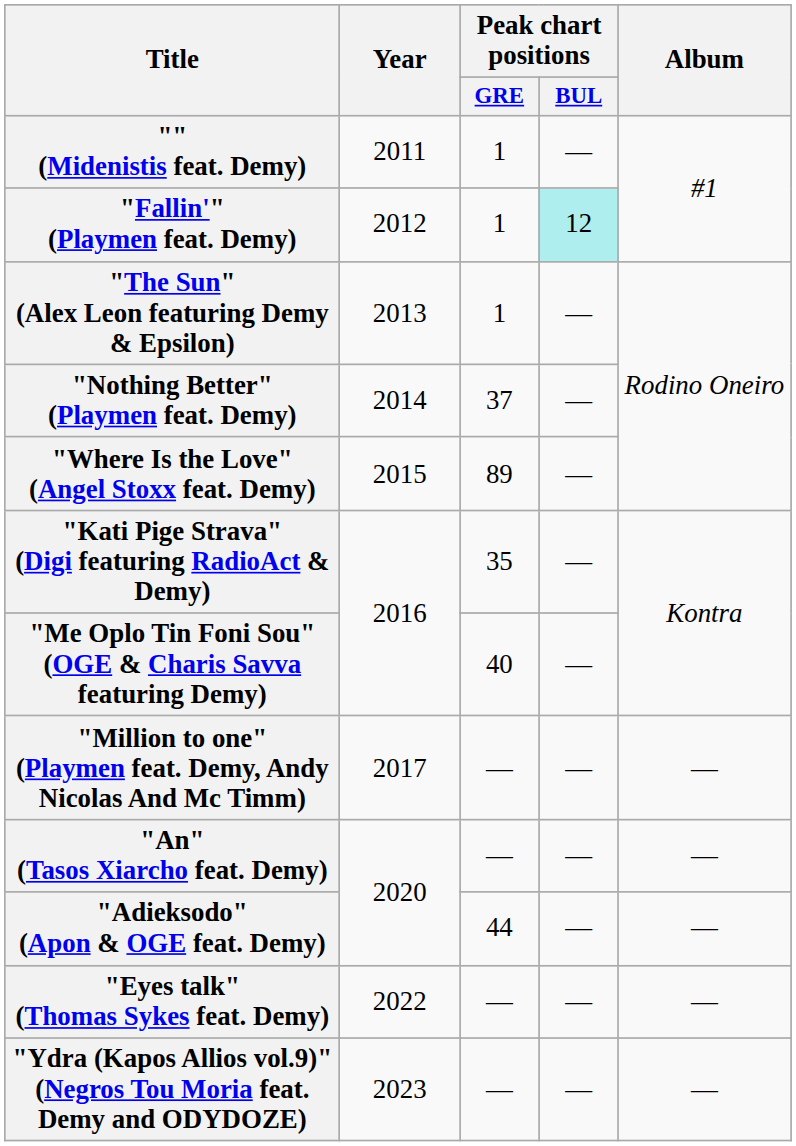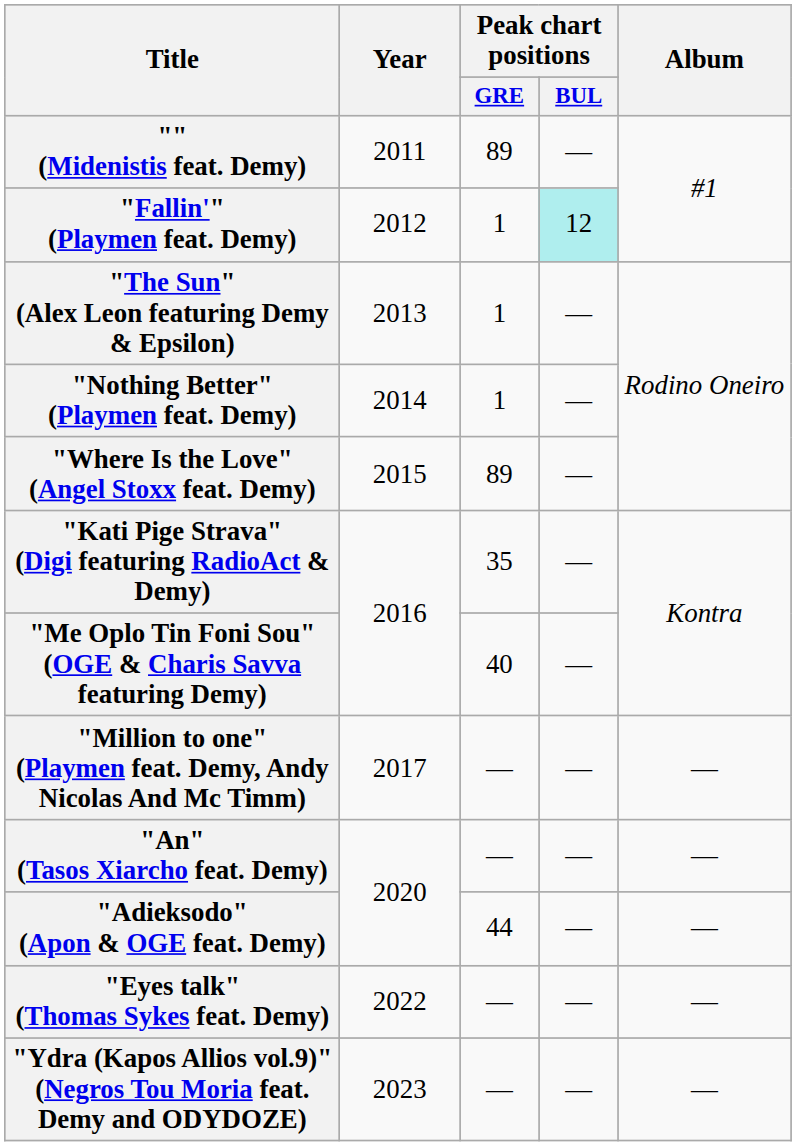(499, 151) 1 -> (499, 151) 89
(499, 400) 37 -> (499, 400) 1
